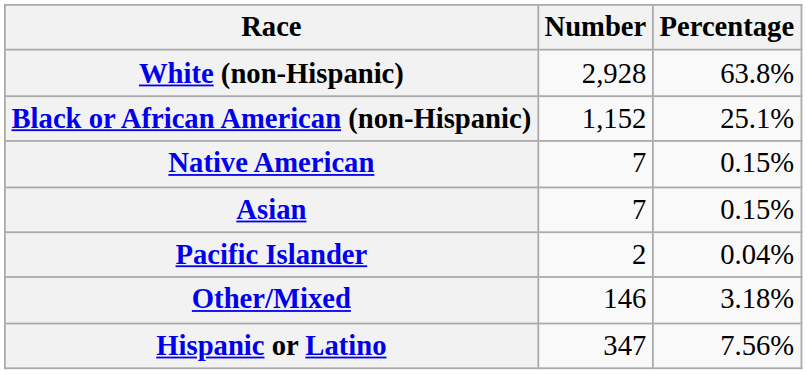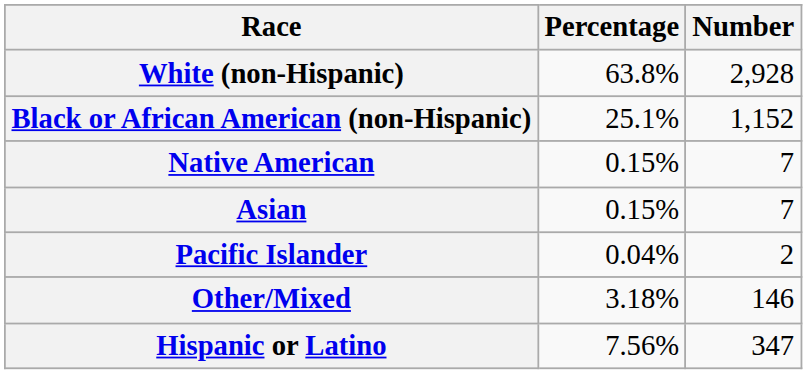columns swapped: (595, 27) <-> (727, 27)
